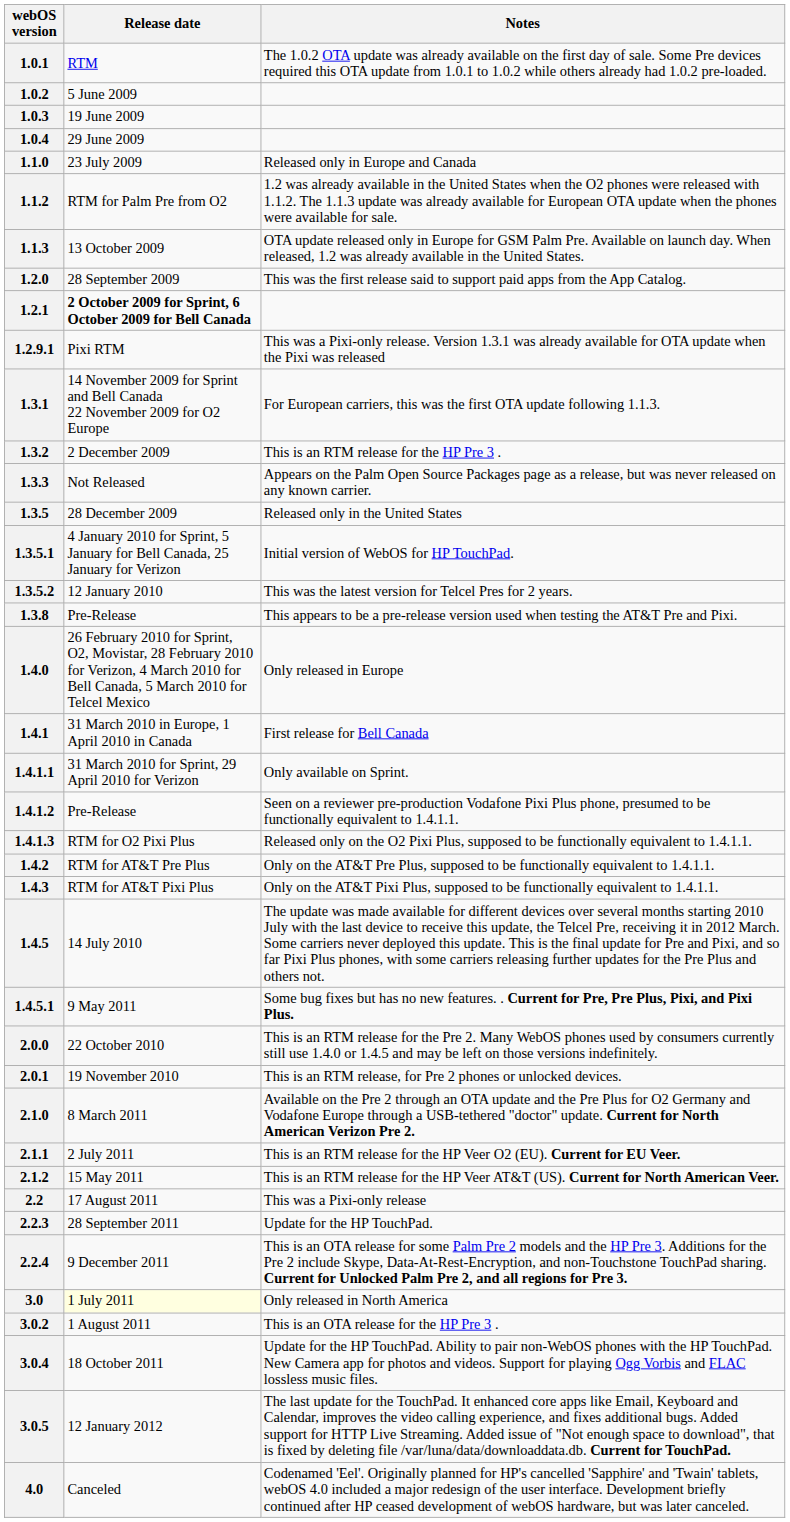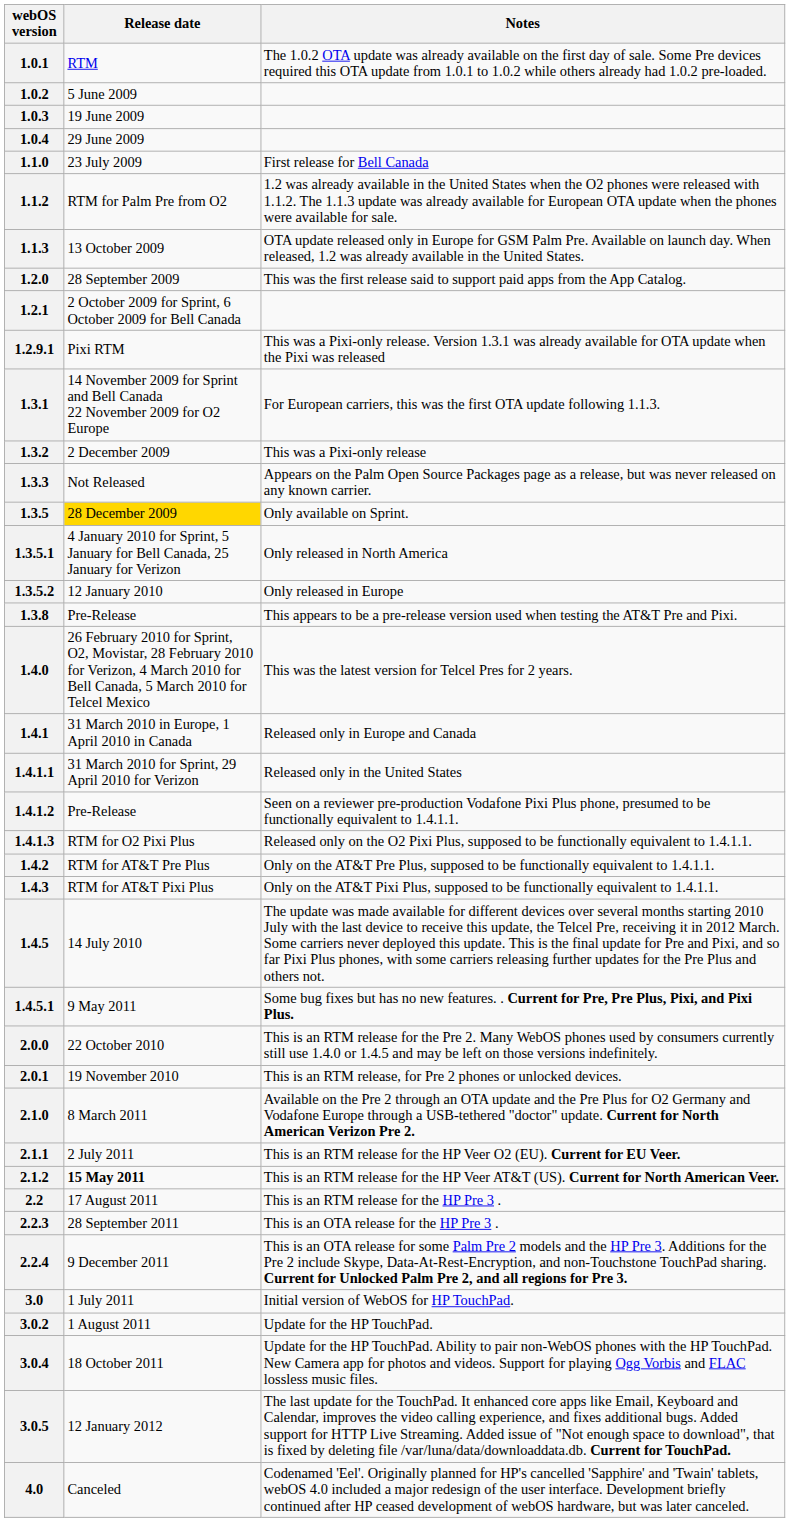(370, 162) Released only in Europe and Canada -> (346, 162) First release for Bell Canada
(159, 310) bold -> (154, 310) normal
(383, 451) This is an RTM release for the HP Pre 3 . -> (345, 451) This was a Pixi-only release
(122, 513) no background -> (122, 513) gold background
(363, 513) Released only in the United States -> (336, 513) Only available on Sprint.
(389, 552) Initial version of WebOS for HP TouchPad. -> (356, 552) Only released in North America
(418, 591) This was the latest version for Telcel Pres for 2 years. -> (334, 591) Only released in Europe
(334, 669) Only released in Europe -> (418, 669) This was the latest version for Telcel Pres for 2 years.
(346, 733) First release for Bell Canada -> (370, 733) Released only in Europe and Canada
(336, 772) Only available on Sprint. -> (363, 772) Released only in the United States
(106, 1177) normal -> (106, 1177) bold
(345, 1200) This was a Pixi-only release -> (383, 1200) This is an RTM release for the HP Pre 3 .
(348, 1223) Update for the HP TouchPad. -> (381, 1223) This is an OTA release for the HP Pre 3 .
(101, 1301) lightyellow background -> (101, 1301) no background
(356, 1301) Only released in North America -> (389, 1301) Initial version of WebOS for HP TouchPad.
(381, 1324) This is an OTA release for the HP Pre 3 . -> (348, 1324) Update for the HP TouchPad.
